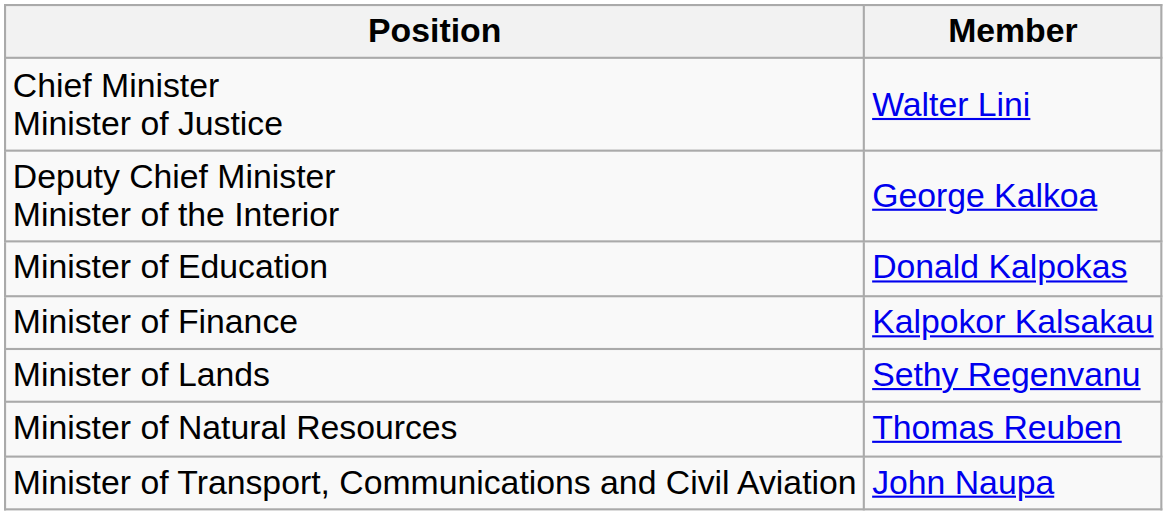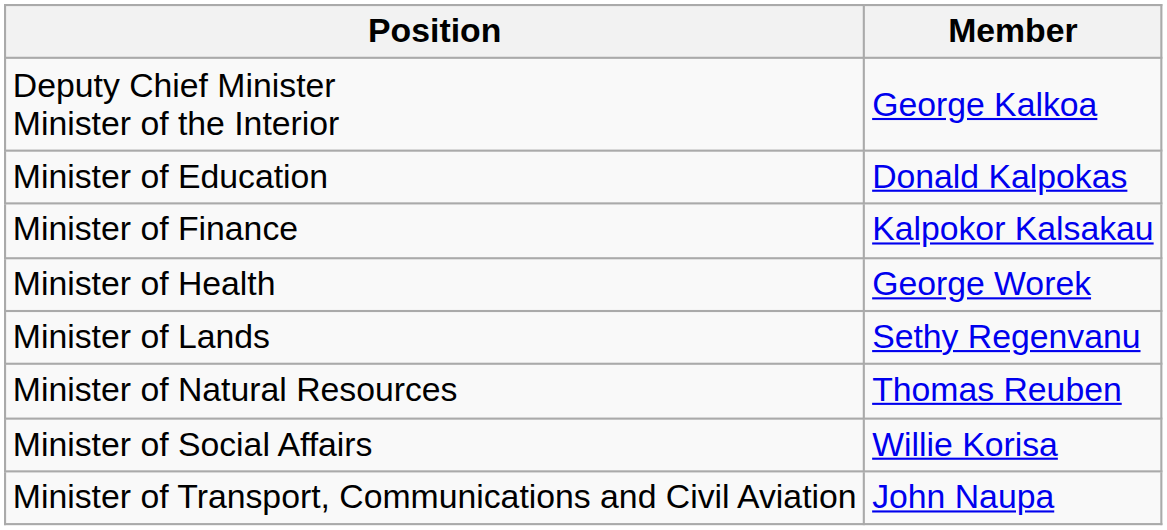- row: (148, 103)
+ row: (144, 283)
+ row: (193, 444)
